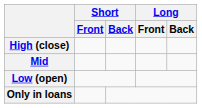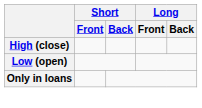- row: (39, 62)
